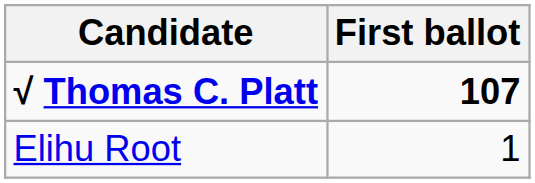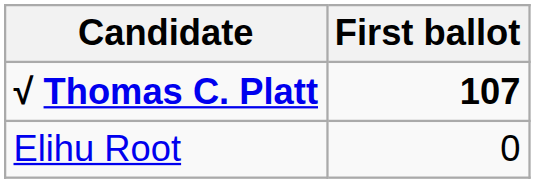(510, 148) 1 -> (510, 148) 0
